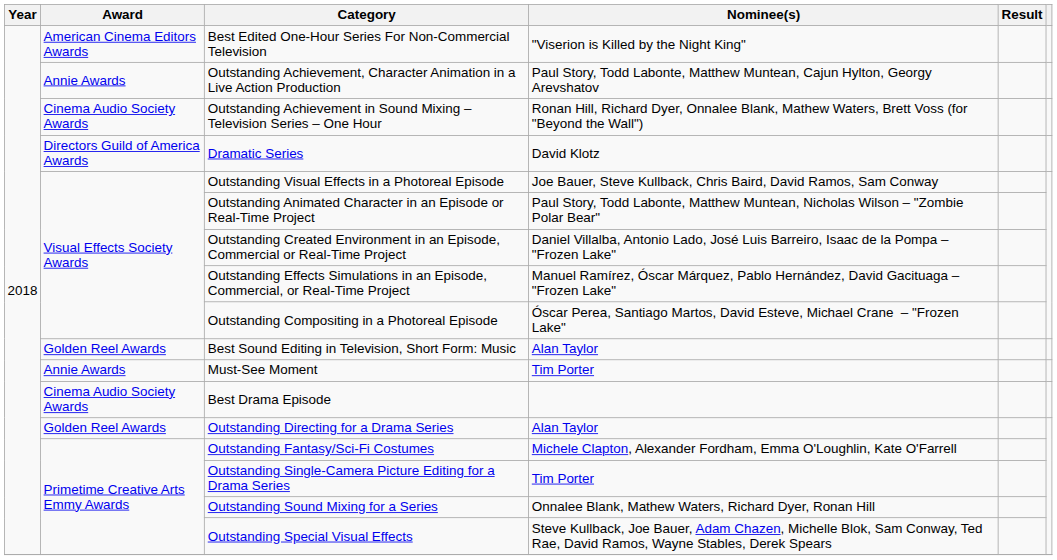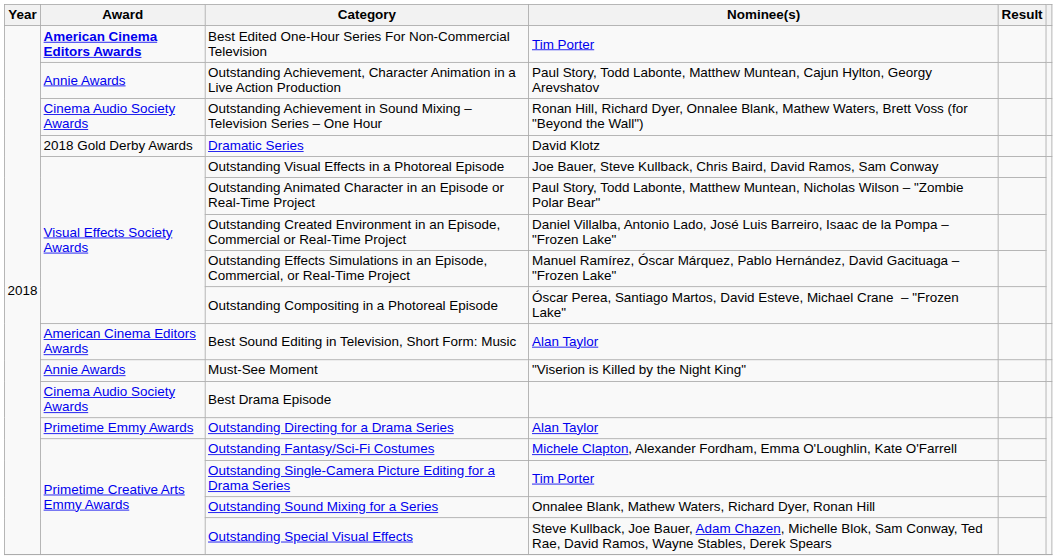(120, 44) normal -> (100, 44) bold
(639, 44) "Viserion is Killed by the Night King" -> (563, 44) Tim Porter
(122, 153) Directors Guild of America Awards -> (118, 145) 2018 Gold Derby Awards
(105, 349) Golden Reel Awards -> (120, 341) American Cinema Editors Awards
(563, 370) Tim Porter -> (639, 370) "Viserion is Killed by the Night King"
(105, 428) Golden Reel Awards -> (119, 428) Primetime Emmy Awards
